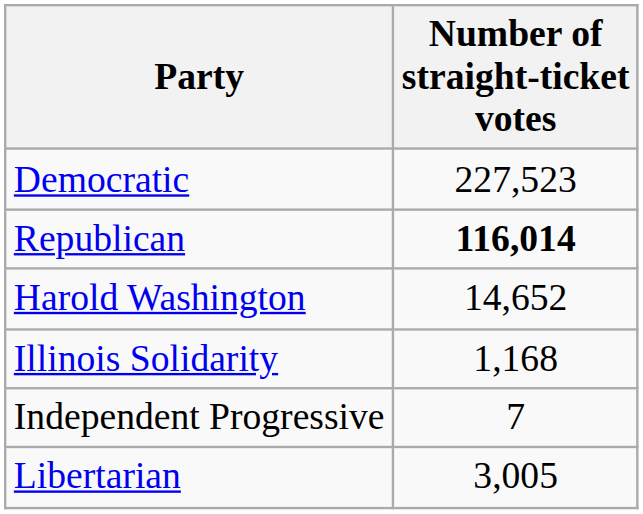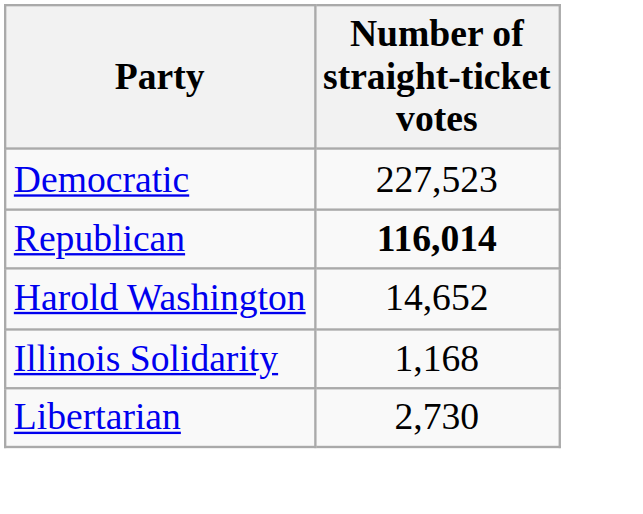- row: (199, 417)
(516, 476) 3,005 -> (437, 417) 2,730
